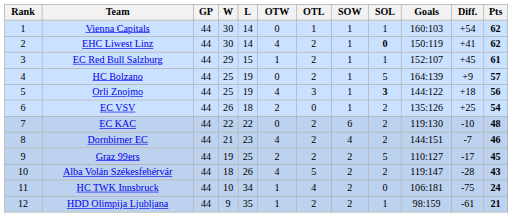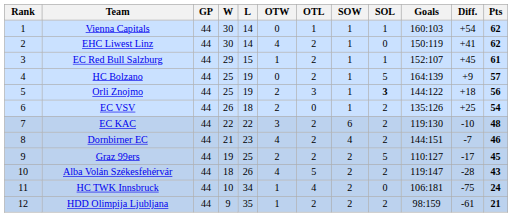(385, 44) bold -> (385, 44) normal
(277, 92) 4 -> (277, 92) 2
(277, 124) 0 -> (277, 124) 3
(385, 204) 1 -> (385, 204) 2
